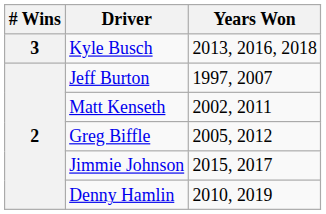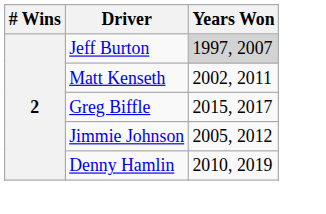- row: (111, 48)
(232, 77) no background -> (232, 48) lightgrey background
(232, 136) 2005, 2012 -> (232, 107) 2015, 2017
(232, 165) 2015, 2017 -> (232, 136) 2005, 2012
